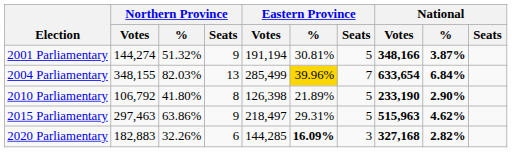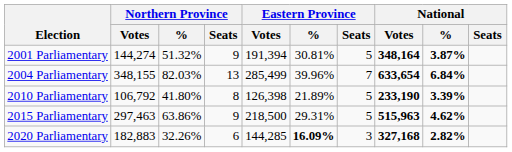(266, 55) 191,194 -> (266, 55) 191,394
(399, 55) 348,166 -> (399, 55) 348,164
(315, 75) gold background -> (315, 75) no background
(448, 95) 2.90% -> (448, 95) 3.39%
(266, 116) 218,497 -> (266, 116) 218,500
